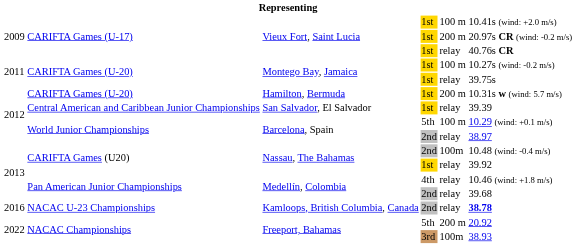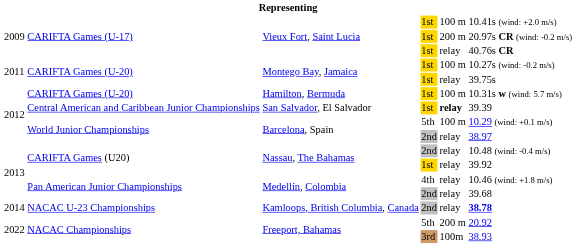(453, 93) 200 m -> (453, 93) 100 m
(450, 108) normal -> (451, 108) bold
(451, 150) 100m -> (450, 150) relay
(14, 208) 2016 -> (14, 208) 2014
